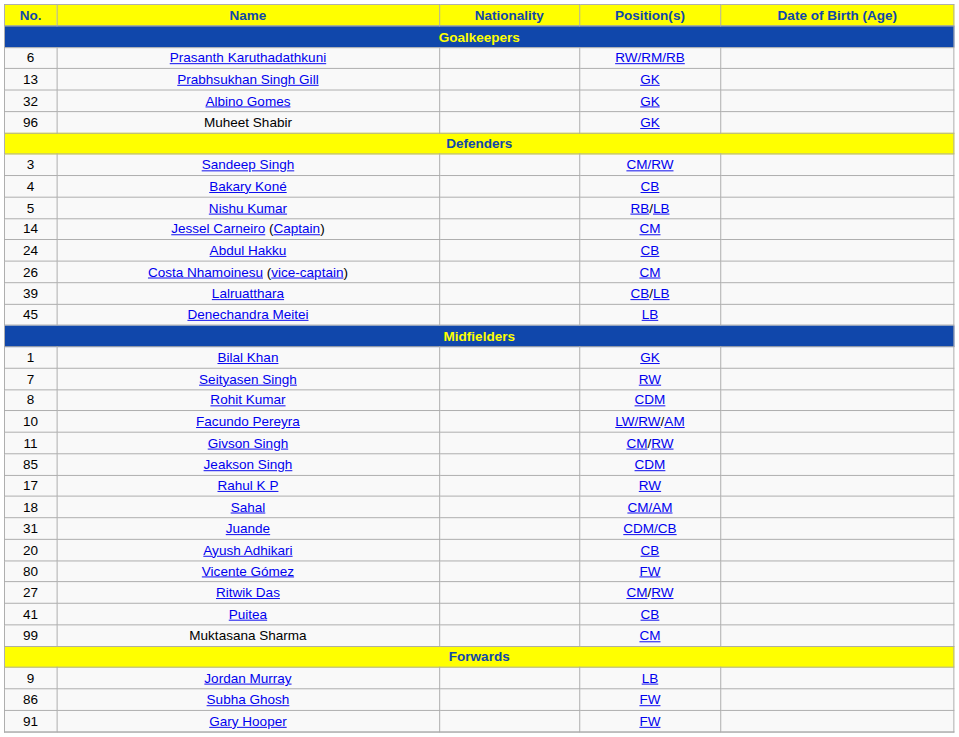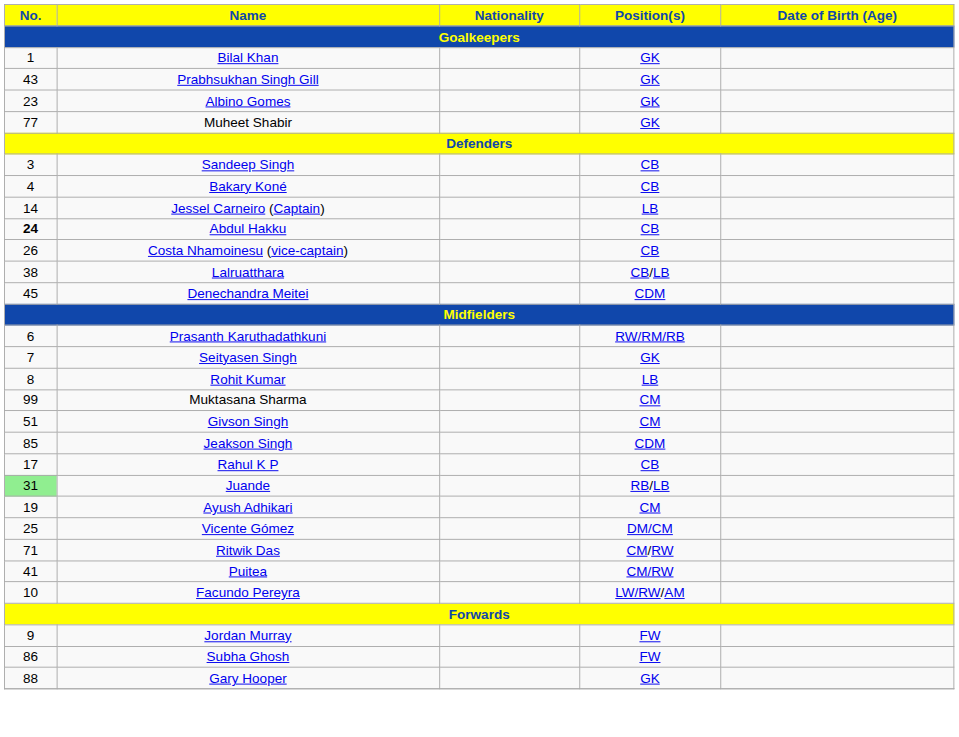rows swapped: (248, 358) <-> (248, 58)
(31, 80) 13 -> (31, 80) 43
(31, 101) 32 -> (31, 101) 23
(31, 122) 96 -> (31, 122) 77
(650, 165) CM/RW -> (650, 165) CB
- row: (248, 208)
(650, 229) CM -> (650, 208) LB
(31, 251) normal -> (31, 229) bold
(650, 272) CM -> (650, 251) CB
(31, 294) 39 -> (31, 272) 38
(650, 315) LB -> (650, 294) CDM
(650, 379) RW -> (650, 358) GK
(650, 400) CDM -> (650, 379) LB
rows swapped: (248, 422) <-> (248, 636)
(31, 443) 11 -> (31, 422) 51
(650, 443) CM/RW -> (650, 422) CM
(650, 486) RW -> (650, 465) CB
- row: (248, 507)
(31, 529) no background -> (31, 486) lightgreen background
(650, 529) CDM/CB -> (650, 486) RB/LB
(31, 550) 20 -> (31, 507) 19
(650, 550) CB -> (650, 507) CM
(31, 572) 80 -> (31, 529) 25
(650, 572) FW -> (650, 529) DM/CM
(31, 593) 27 -> (31, 550) 71
(650, 614) CB -> (650, 572) CM/RW
(650, 678) LB -> (650, 636) FW
(31, 721) 91 -> (31, 678) 88
(650, 721) FW -> (650, 678) GK
